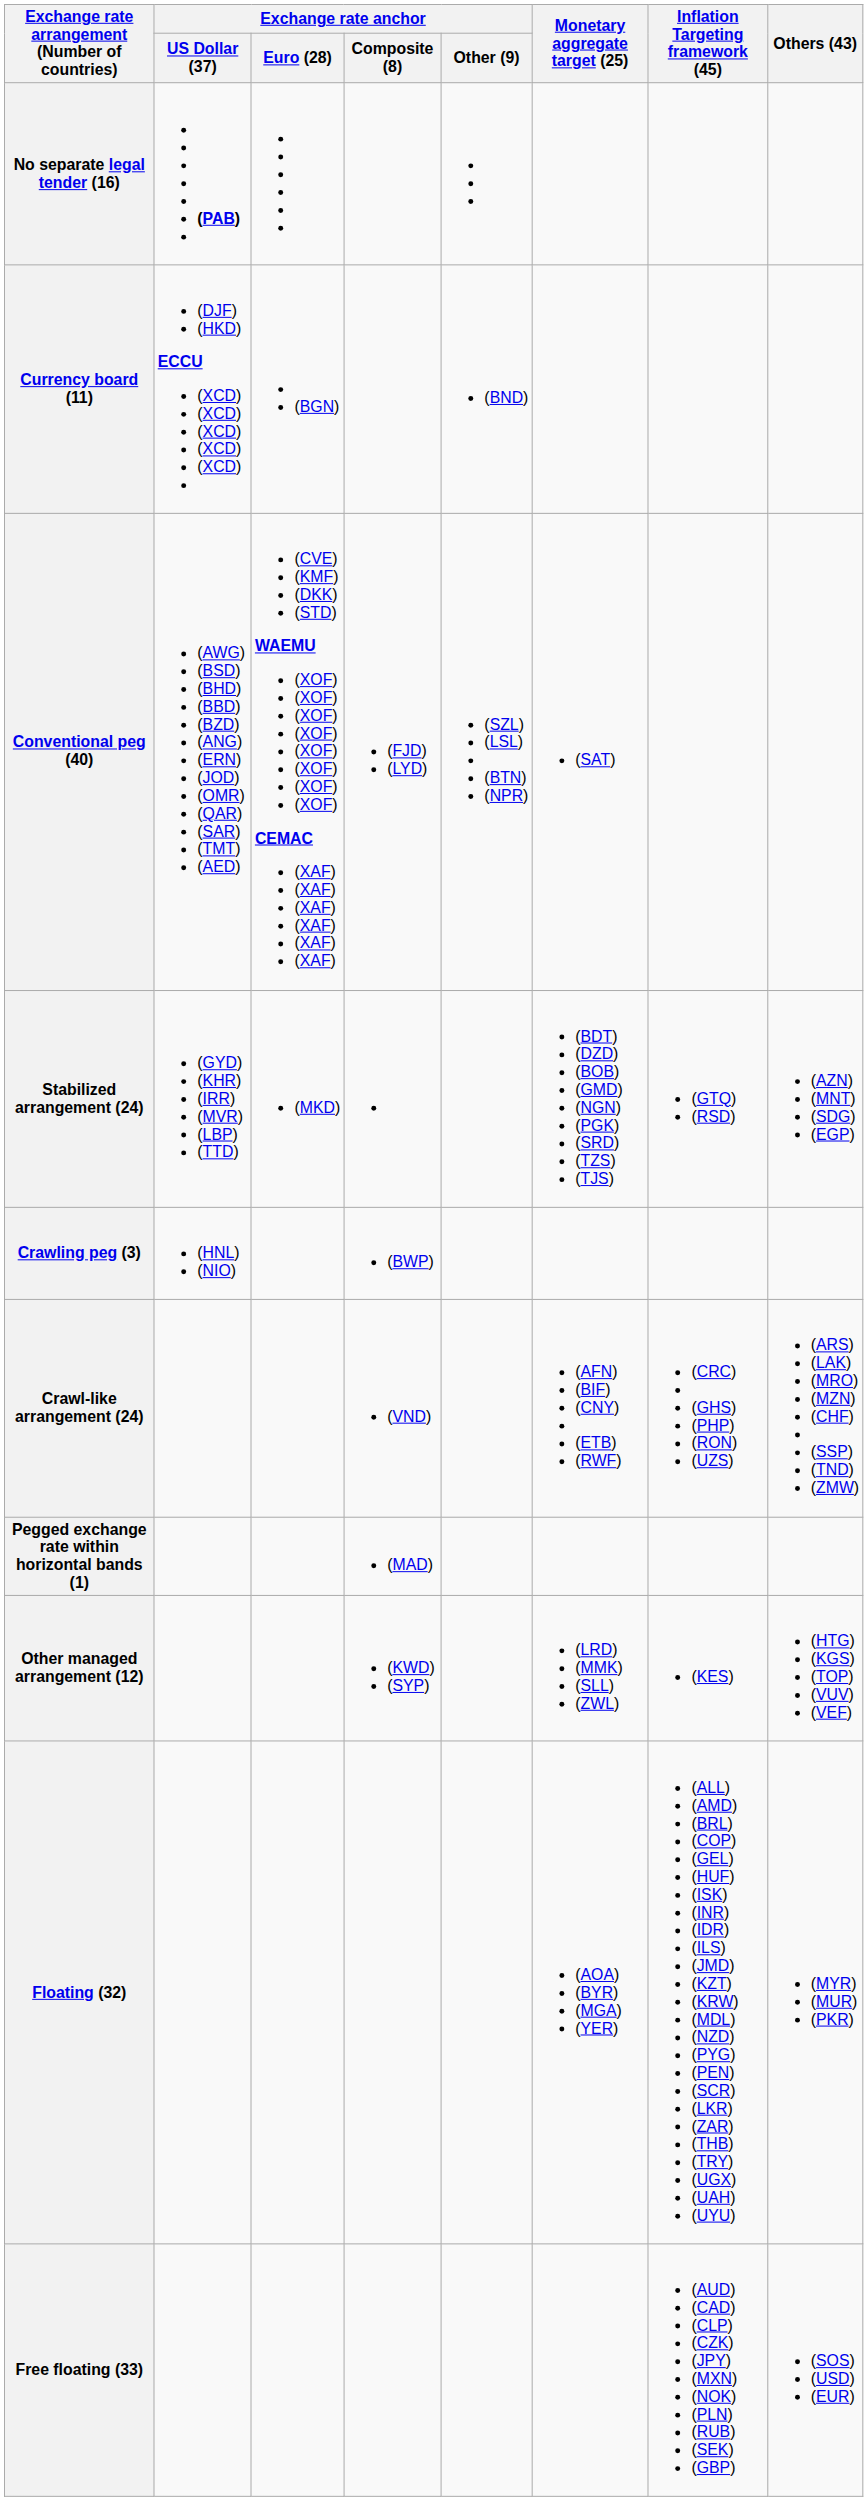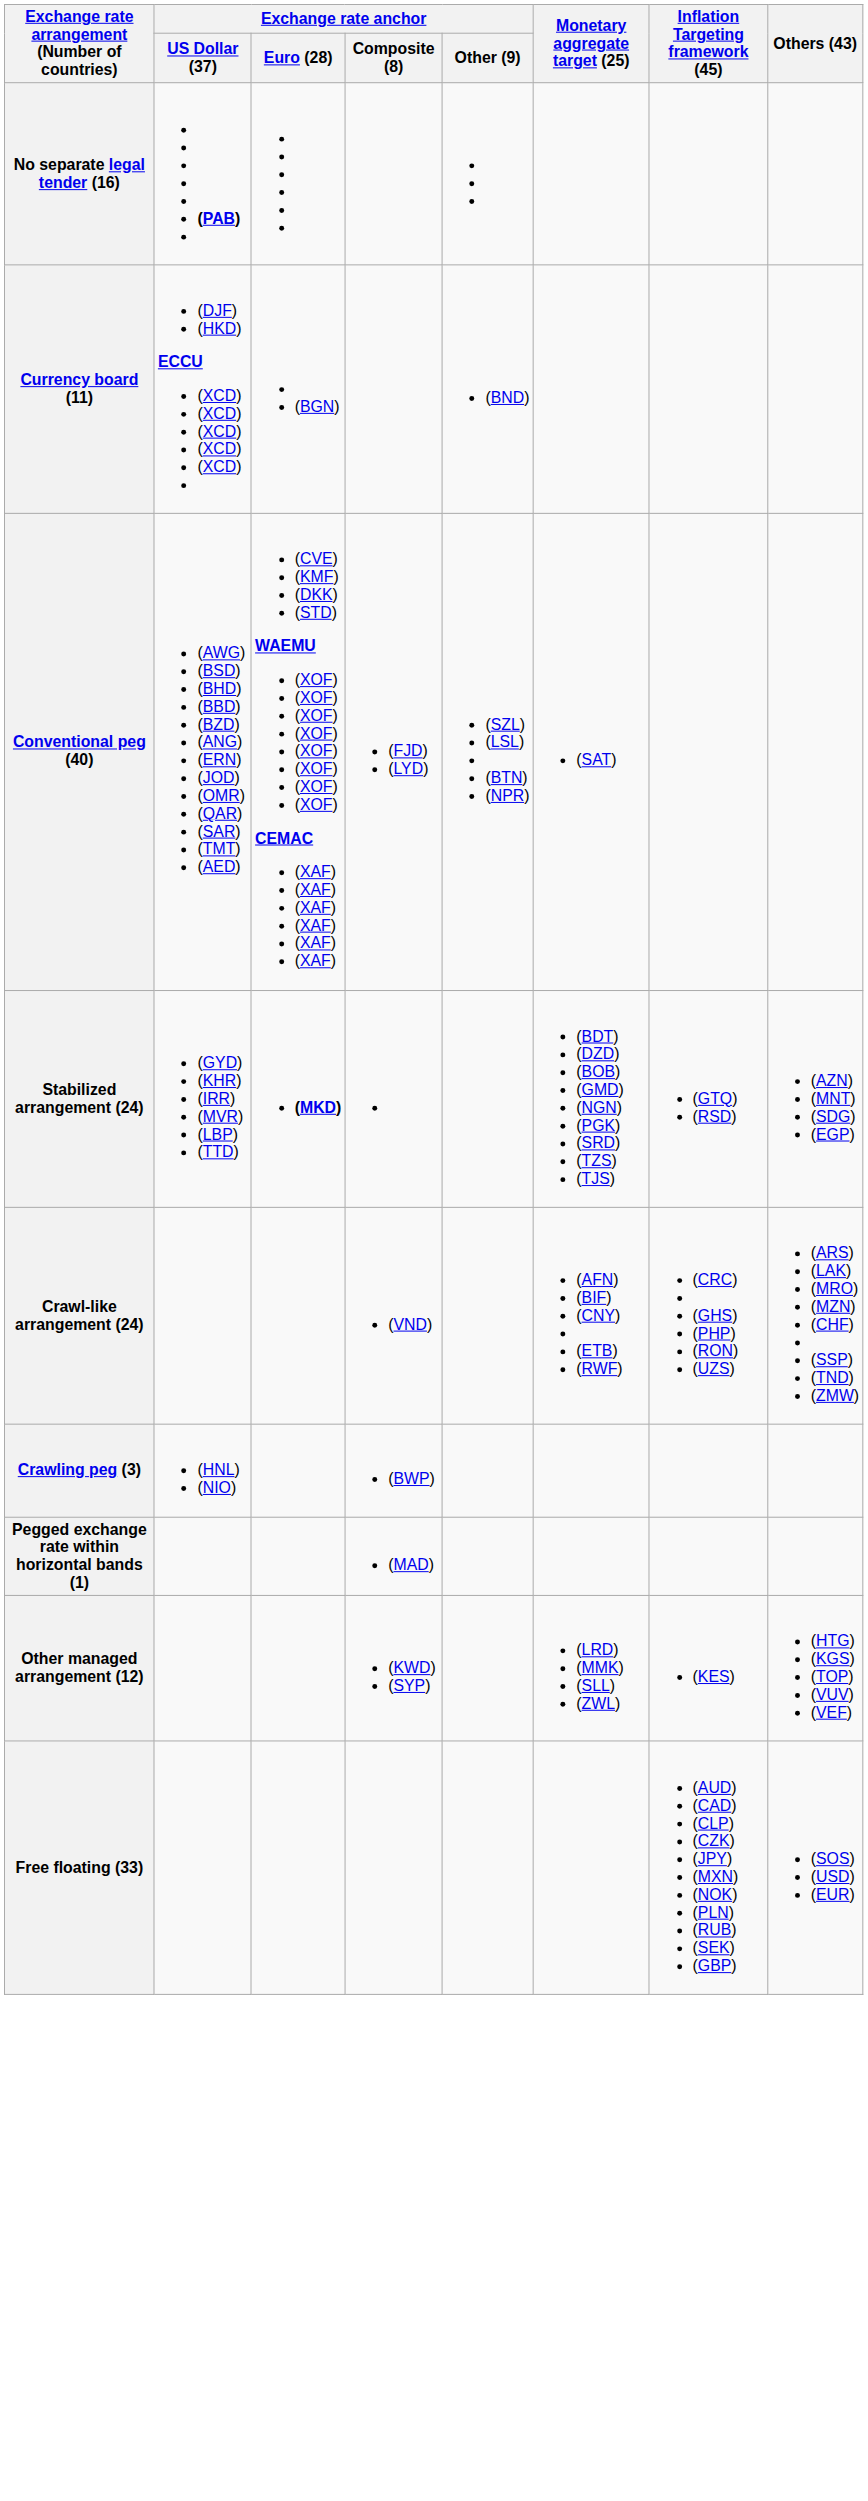(298, 1108) normal -> (298, 1108) bold
rows swapped: (79, 1253) <-> (79, 1408)
- row: (79, 1992)
